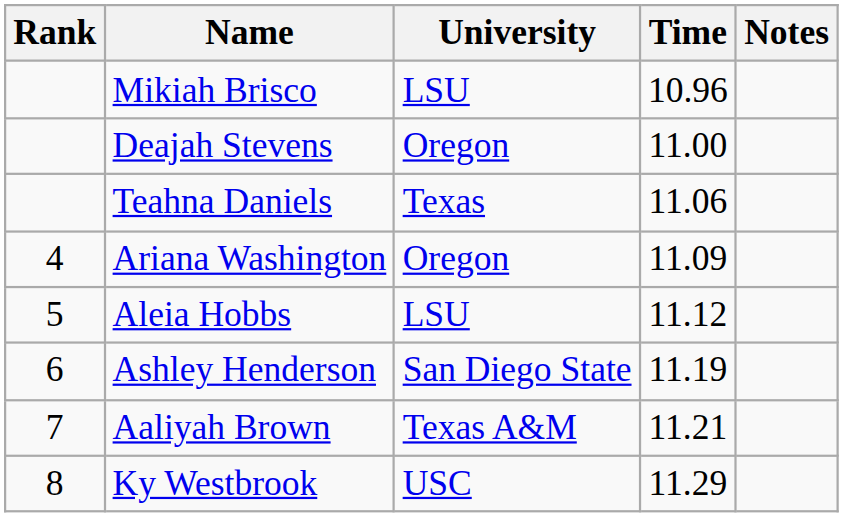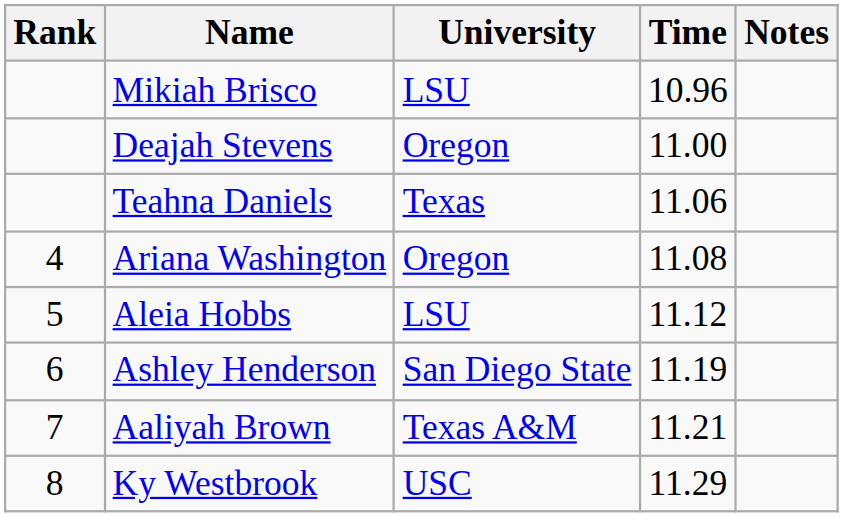(688, 257) 11.09 -> (688, 257) 11.08
